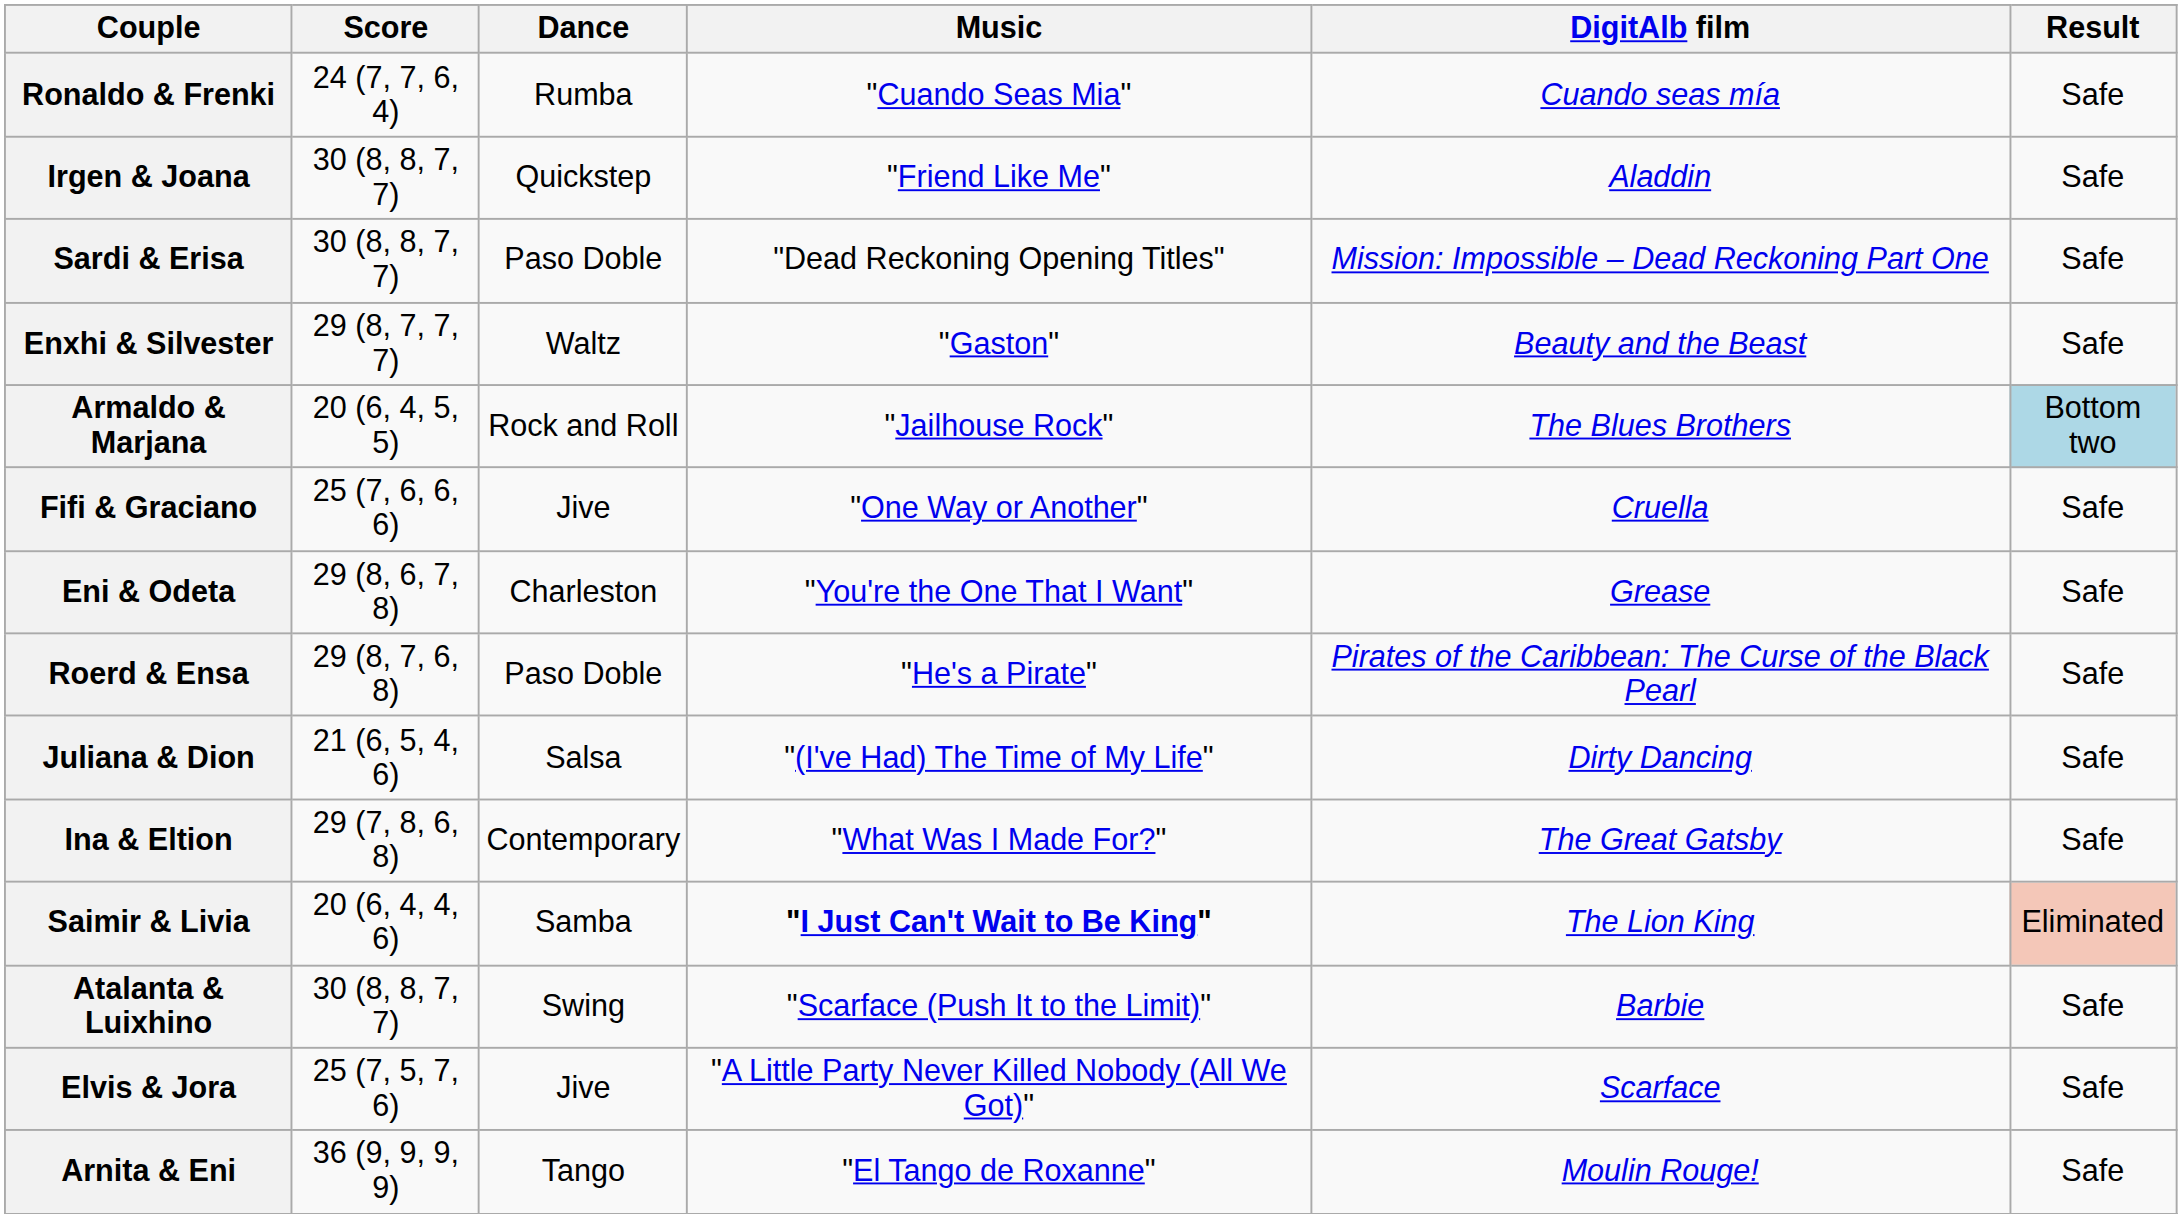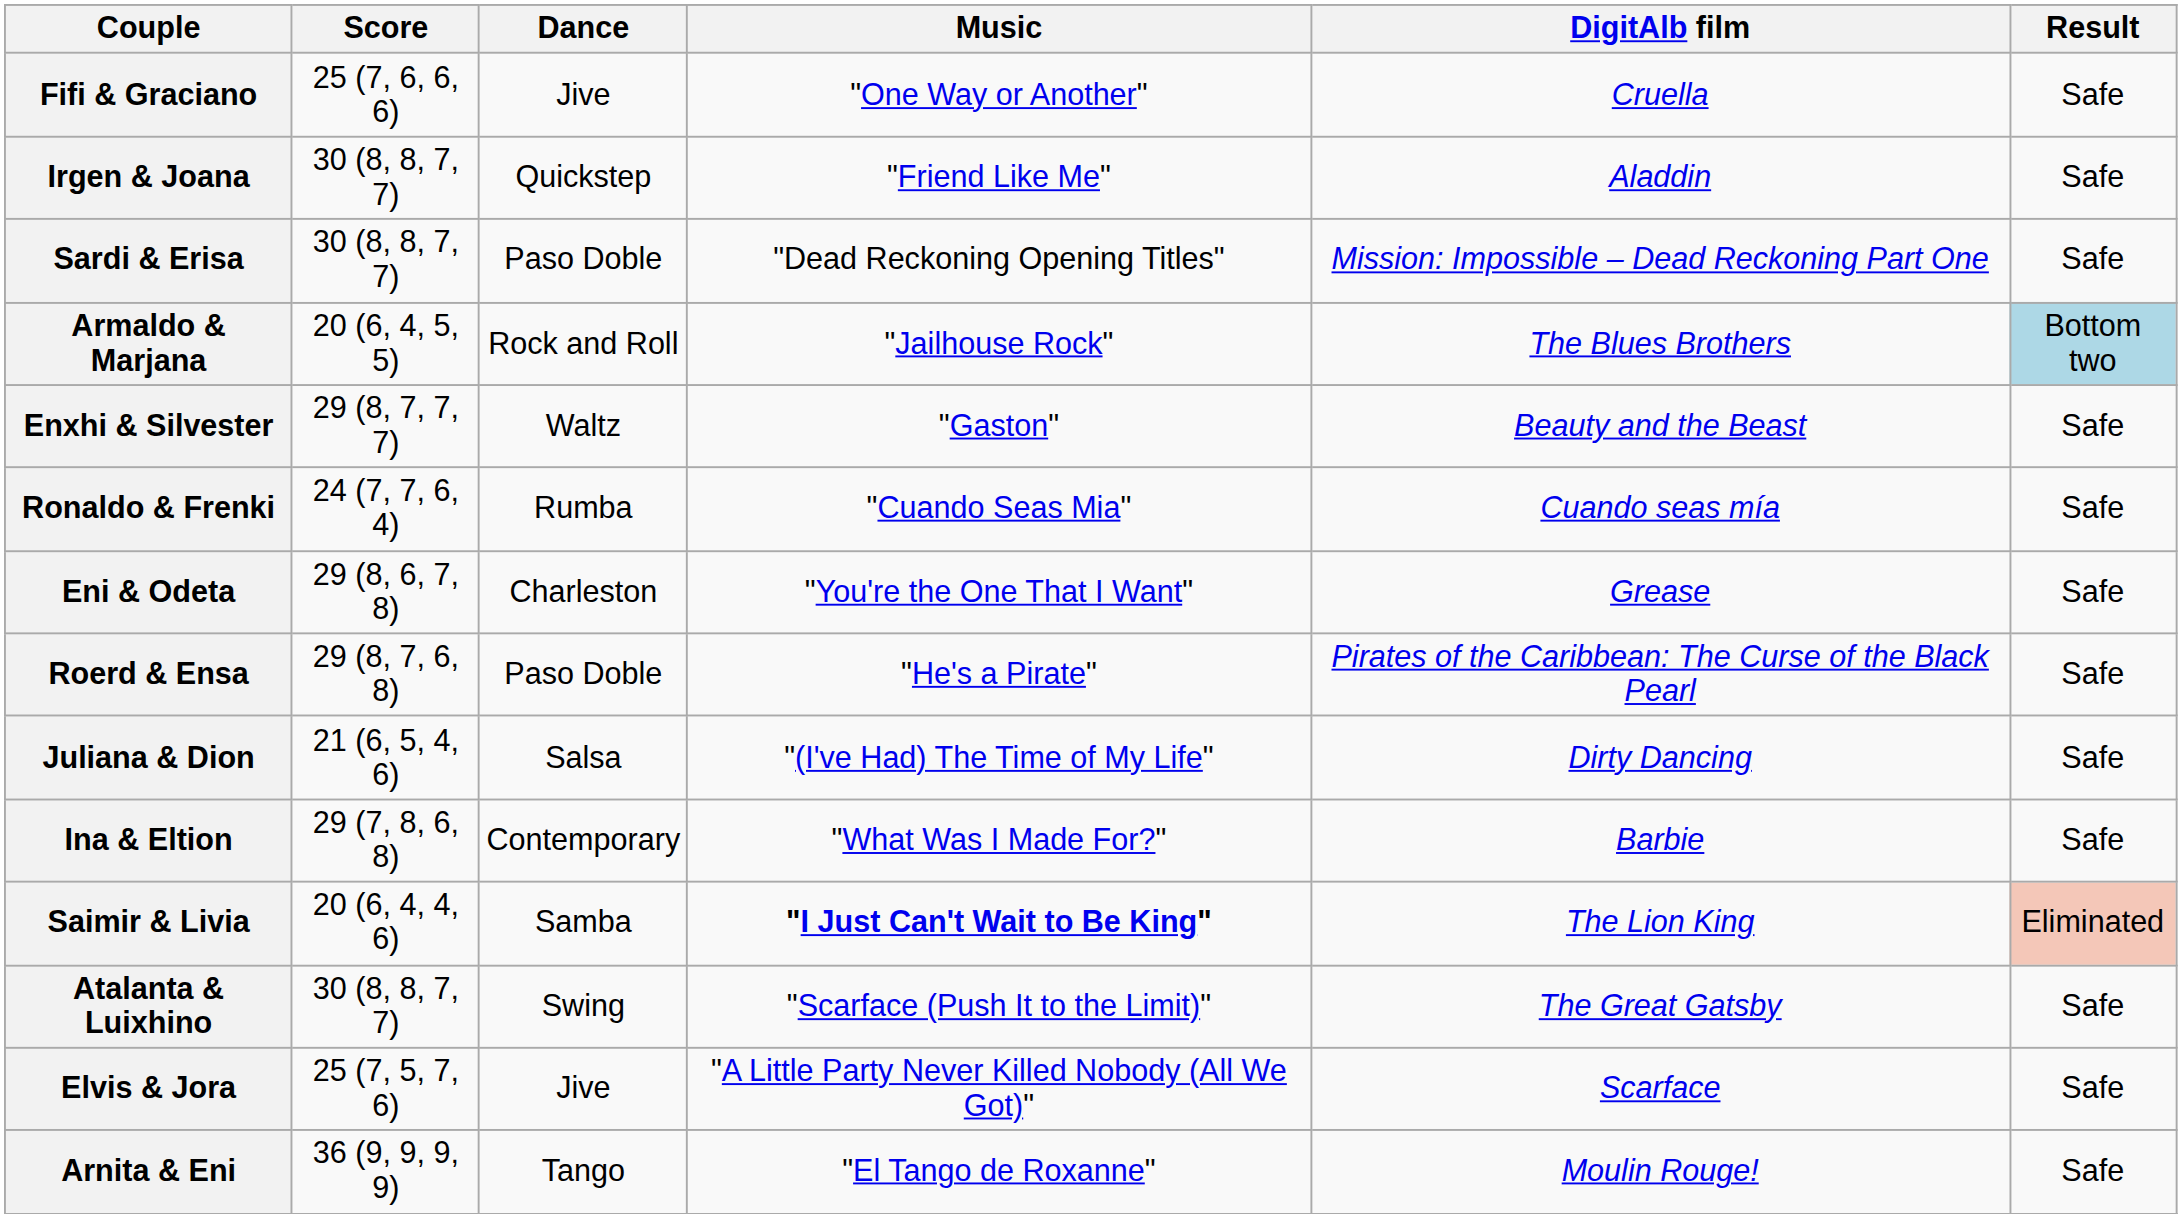rows swapped: (149, 508) <-> (149, 94)
rows swapped: (149, 425) <-> (149, 342)
(1660, 840) The Great Gatsby -> (1660, 840) Barbie
(1660, 1005) Barbie -> (1660, 1005) The Great Gatsby
